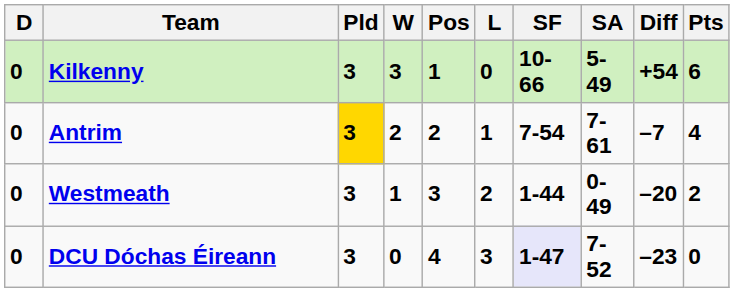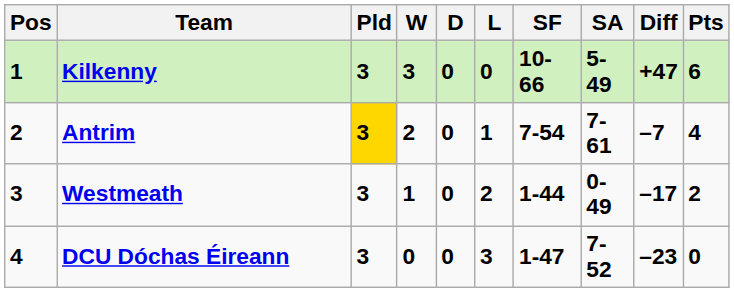columns swapped: (449, 22) <-> (24, 22)
(659, 71) +54 -> (659, 71) +47
(658, 194) –20 -> (658, 194) –17
(542, 256) lavender background -> (542, 256) no background
